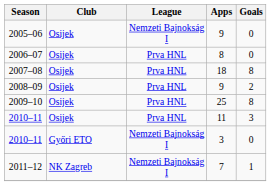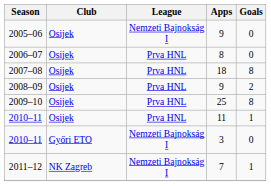(251, 118) 3 -> (251, 118) 1
